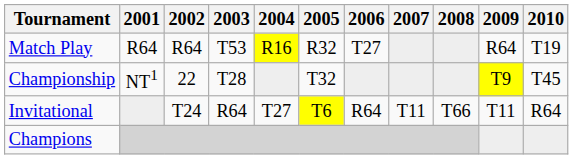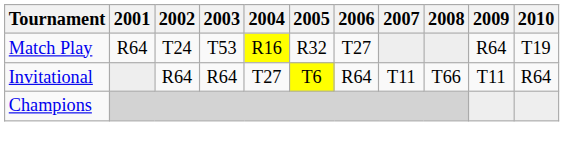(187, 47) R64 -> (177, 47) T24
- row: (62, 79)
(187, 110) T24 -> (177, 76) R64
